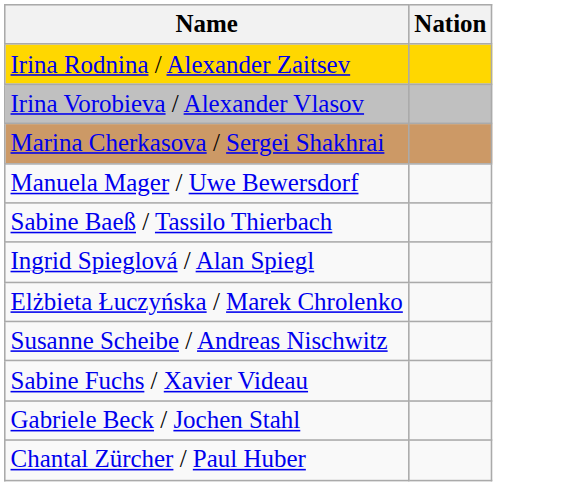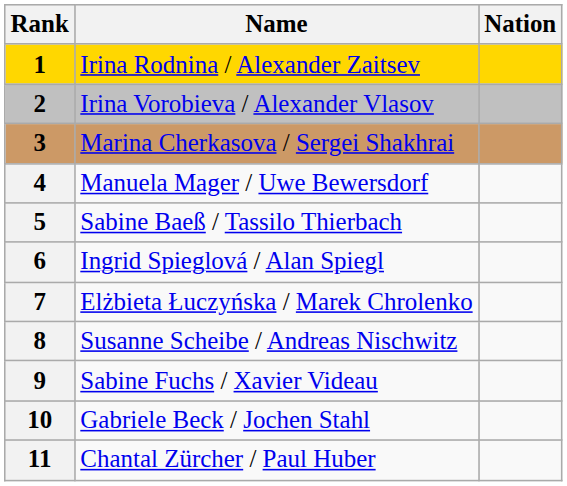+ column: (40, 24)
